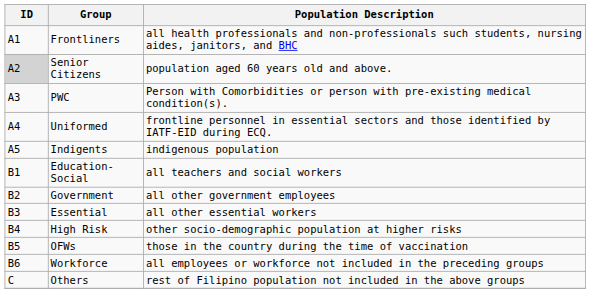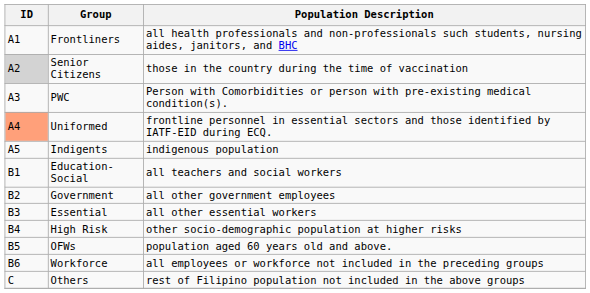(269, 69) population aged 60 years old and above. -> (307, 69) those in the country during the time of vaccination
(14, 127) no background -> (14, 127) lightsalmon background
(307, 246) those in the country during the time of vaccination -> (269, 246) population aged 60 years old and above.
